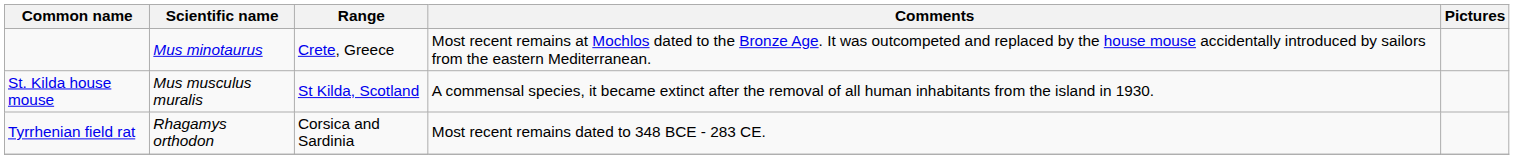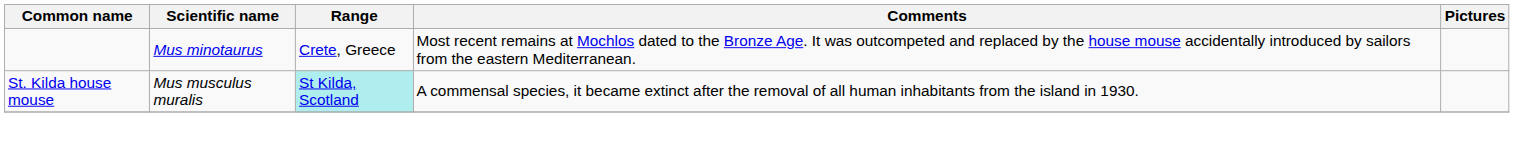(359, 91) no background -> (329, 91) paleturquoise background
- row: (72, 132)
